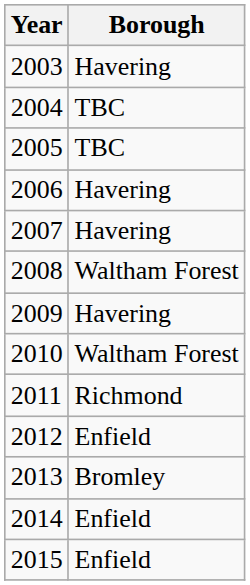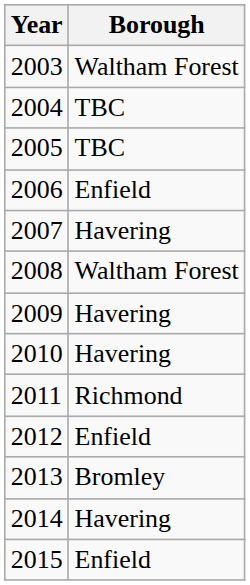(123, 66) Havering -> (157, 66) Waltham Forest
(123, 189) Havering -> (113, 189) Enfield
(157, 353) Waltham Forest -> (123, 353) Havering
(113, 518) Enfield -> (123, 518) Havering
